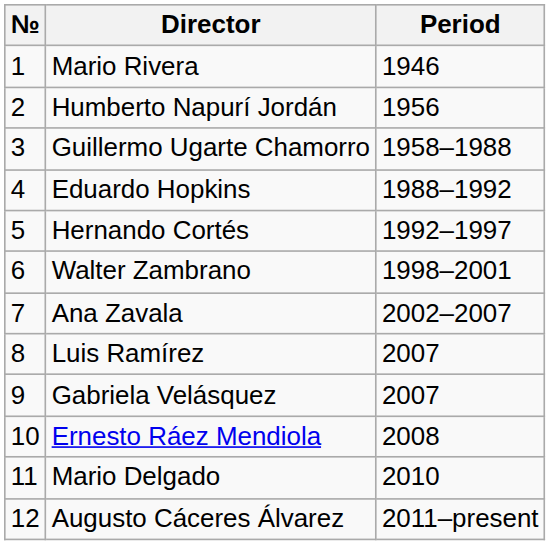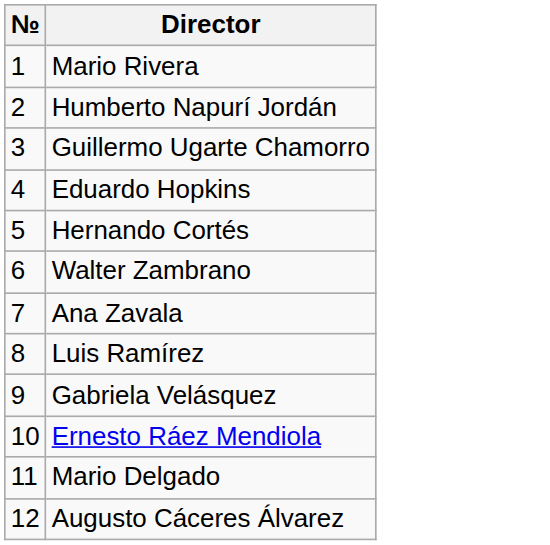- column: (460, 25)
